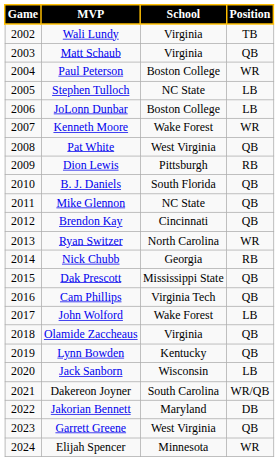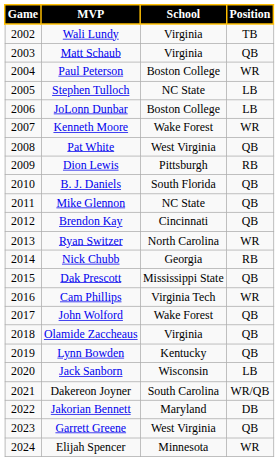(250, 297) QB -> (250, 297) WR
(250, 315) LB -> (250, 315) QB
